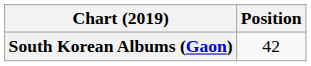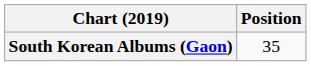(271, 46) 42 -> (271, 46) 35
